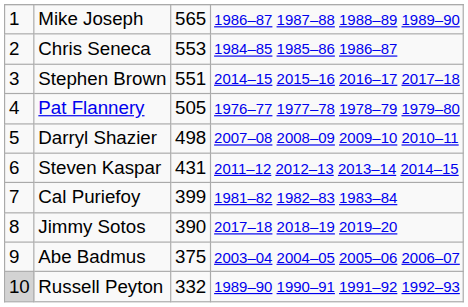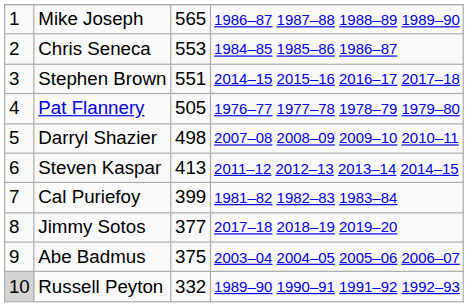(191, 167) 431 -> (191, 167) 413
(191, 227) 390 -> (191, 227) 377
